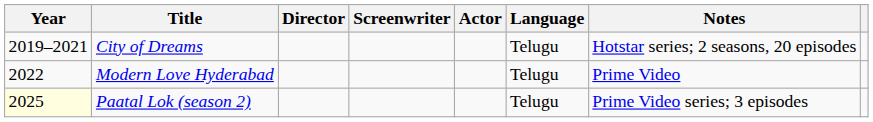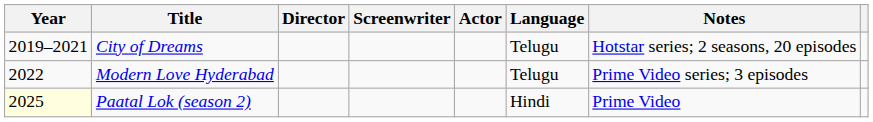(636, 74) Prime Video -> (700, 74) Prime Video series; 3 episodes
(534, 102) Telugu -> (530, 102) Hindi
(700, 102) Prime Video series; 3 episodes -> (636, 102) Prime Video
